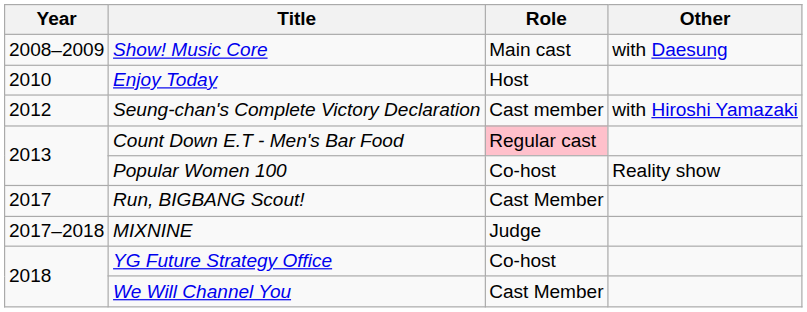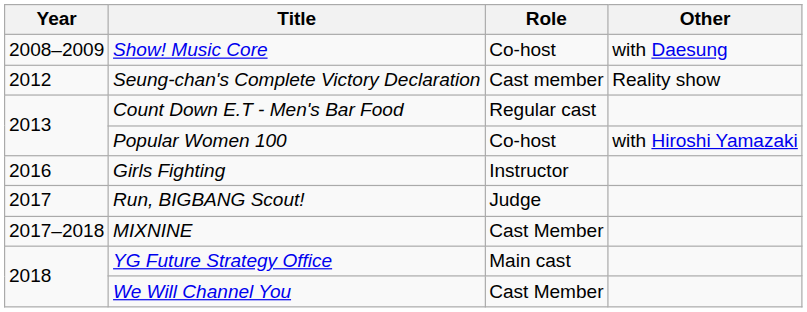(530, 49) Main cast -> (523, 49) Co-host
- row: (165, 79)
(705, 110) with Hiroshi Yamazaki -> (666, 79) Reality show
(543, 140) pink background -> (543, 110) no background
(666, 170) Reality show -> (705, 140) with Hiroshi Yamazaki
+ row: (169, 170)
(546, 200) Cast Member -> (515, 200) Judge
(515, 230) Judge -> (546, 230) Cast Member
(523, 261) Co-host -> (530, 261) Main cast
